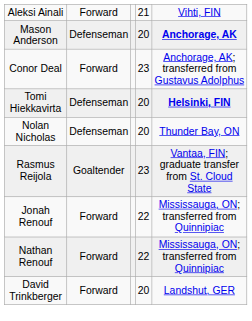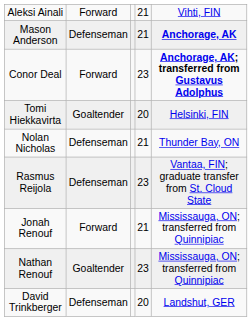(144, 35) 20 -> (143, 35) 21
(199, 69) normal -> (199, 74) bold
(99, 103) Defenseman -> (98, 114) Goaltender
(199, 103) bold -> (199, 114) normal
(144, 131) 20 -> (143, 143) 21
(99, 171) Goaltender -> (98, 182) Defenseman
(144, 217) 22 -> (143, 228) 21
(99, 256) Forward -> (98, 268) Goaltender
(144, 256) 22 -> (143, 268) 23
(99, 290) Forward -> (98, 302) Defenseman
